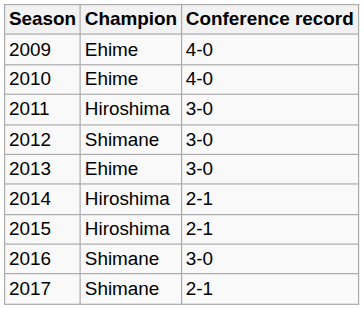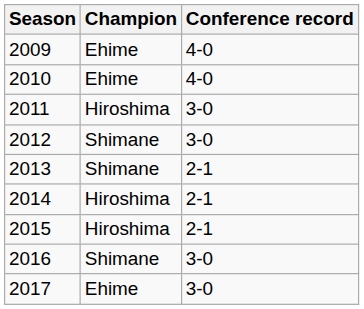(112, 169) Ehime -> (122, 169) Shimane
(199, 169) 3-0 -> (199, 169) 2-1
(122, 288) Shimane -> (112, 288) Ehime
(199, 288) 2-1 -> (199, 288) 3-0
